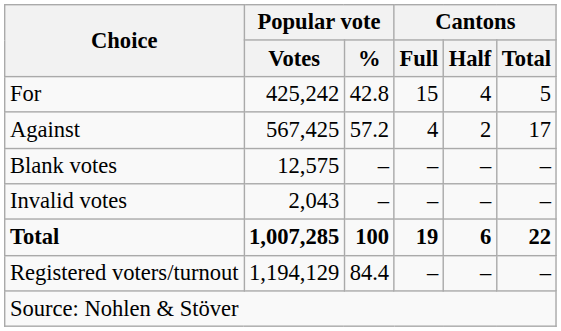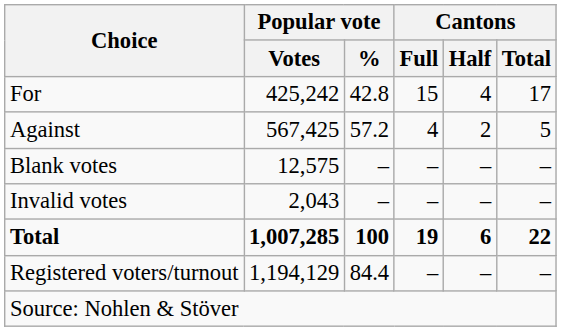(545, 93) 5 -> (540, 93) 17
(540, 129) 17 -> (545, 129) 5
